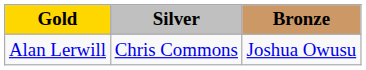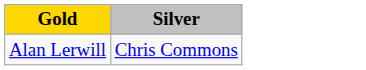- column: (301, 19)
